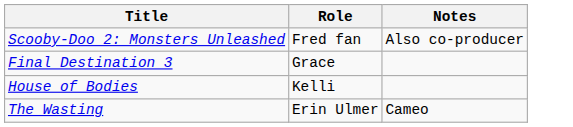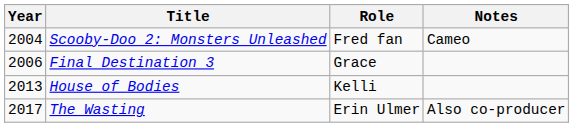+ column: (25, 16)
(455, 40) Also co-producer -> (449, 40) Cameo
(407, 110) Cameo -> (496, 110) Also co-producer
